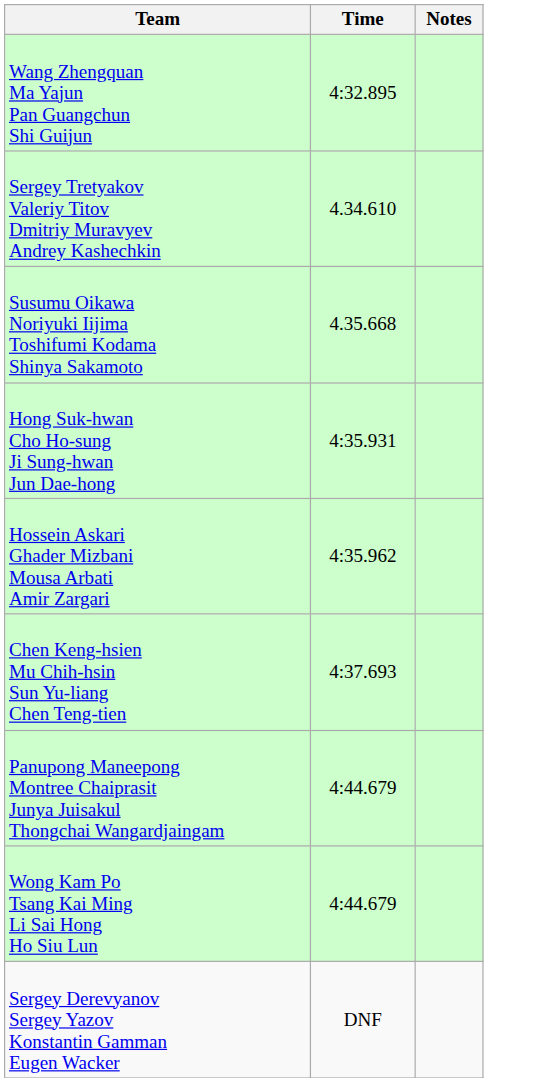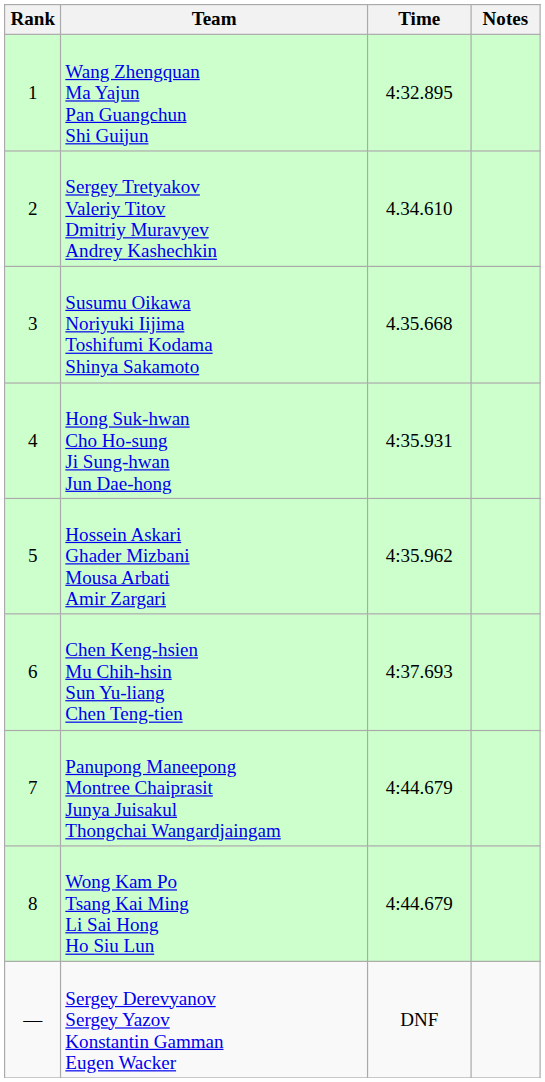+ column: (33, 19)
